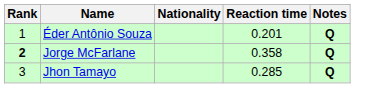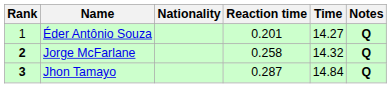+ column: (328, 14)
(267, 53) 0.358 -> (267, 53) 0.258
(22, 72) normal -> (22, 72) bold
(267, 72) 0.285 -> (267, 72) 0.287
